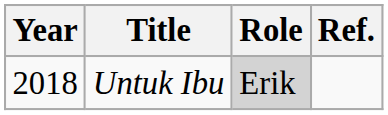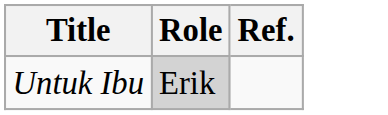- column: (45, 30)
